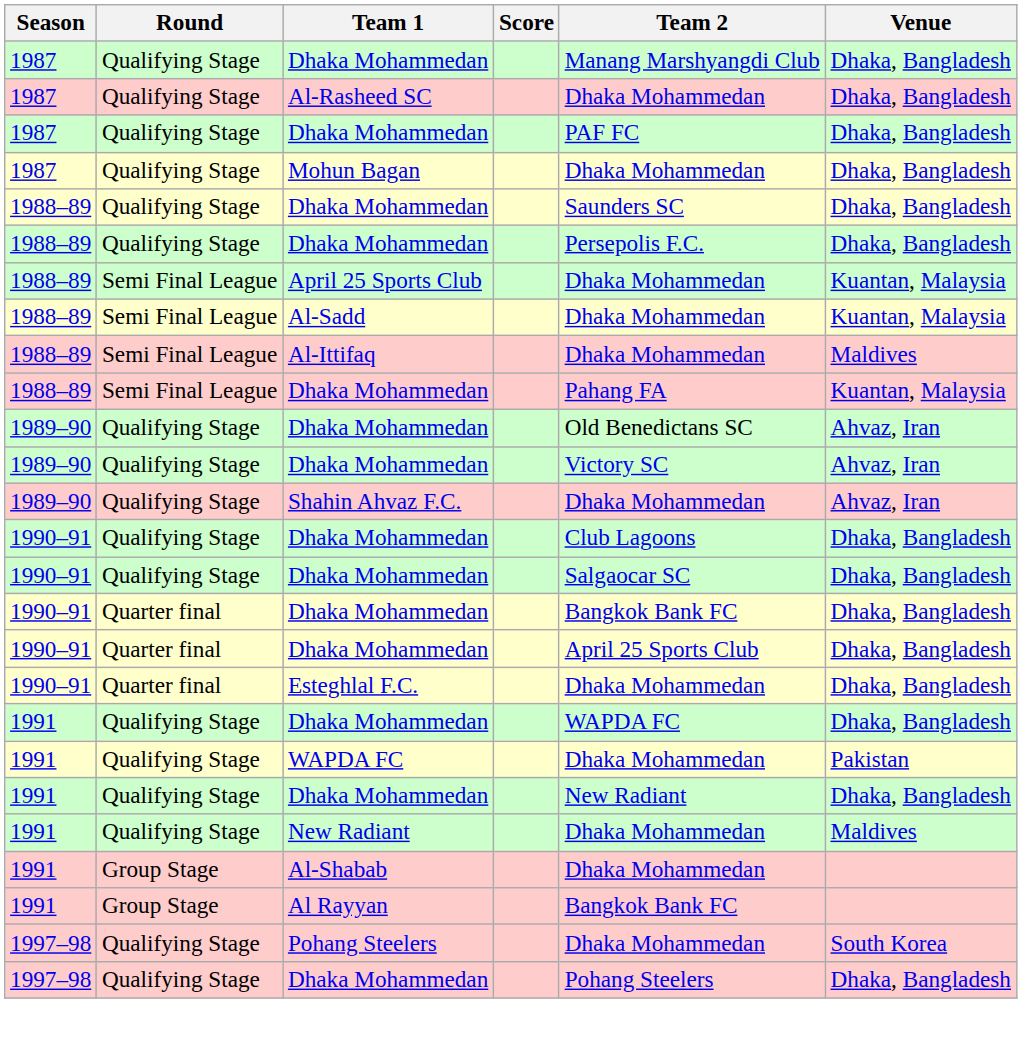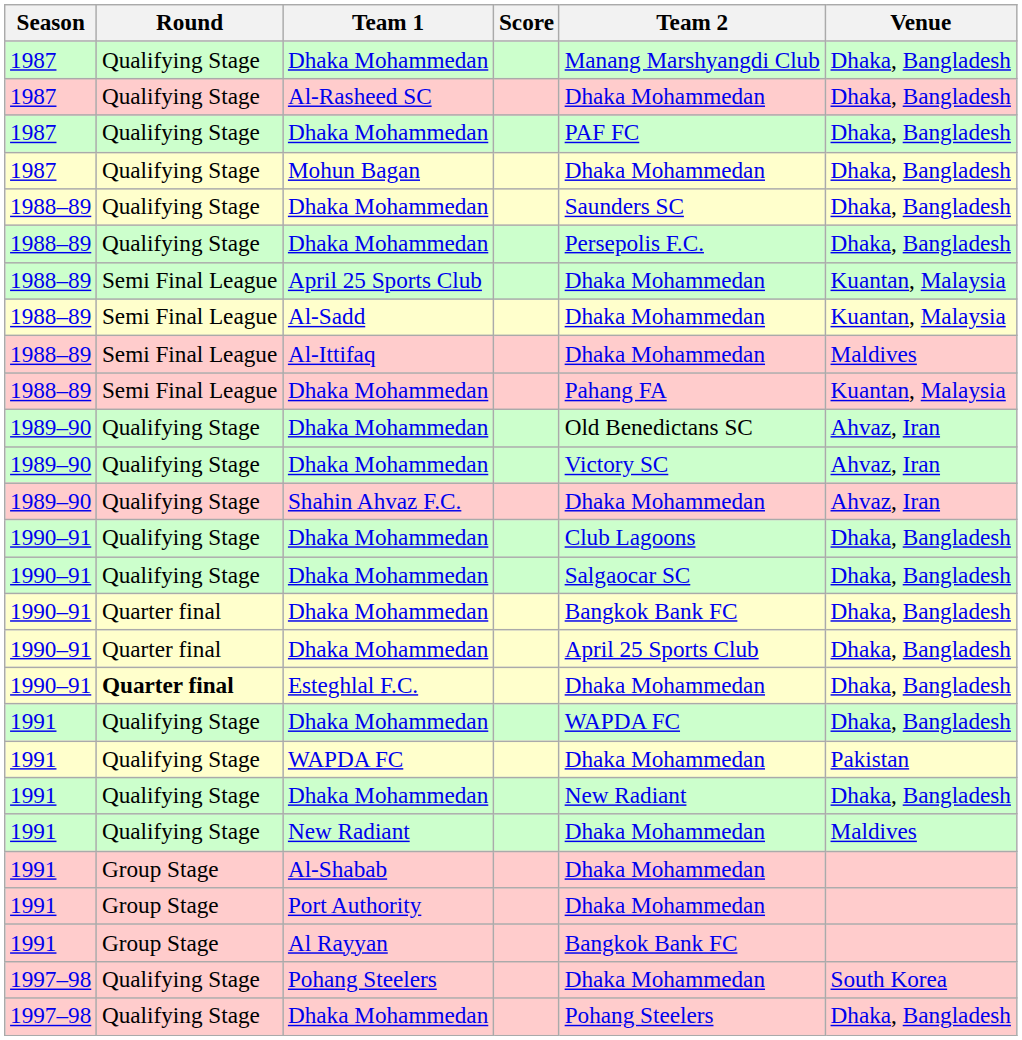(162, 685) normal -> (168, 685) bold
+ row: (33, 905)
